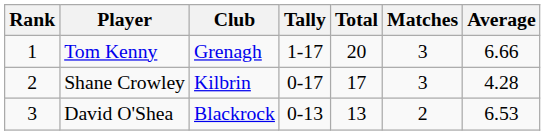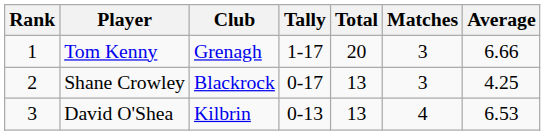(222, 82) Kilbrin -> (234, 82) Blackrock
(356, 82) 17 -> (356, 82) 13
(501, 82) 4.28 -> (501, 82) 4.25
(234, 113) Blackrock -> (222, 113) Kilbrin
(423, 113) 2 -> (423, 113) 4
